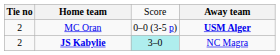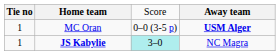(20, 27) 2 -> (20, 27) 1
(20, 43) 2 -> (20, 43) 1
